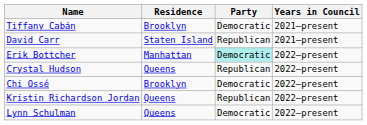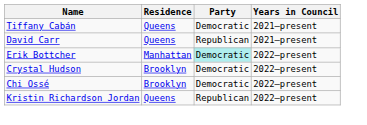(165, 26) Brooklyn -> (160, 26) Queens
(178, 40) Staten Island -> (160, 40) Queens
(160, 69) Queens -> (165, 69) Brooklyn
(244, 69) Republican -> (222, 69) Democratic
- row: (41, 112)
